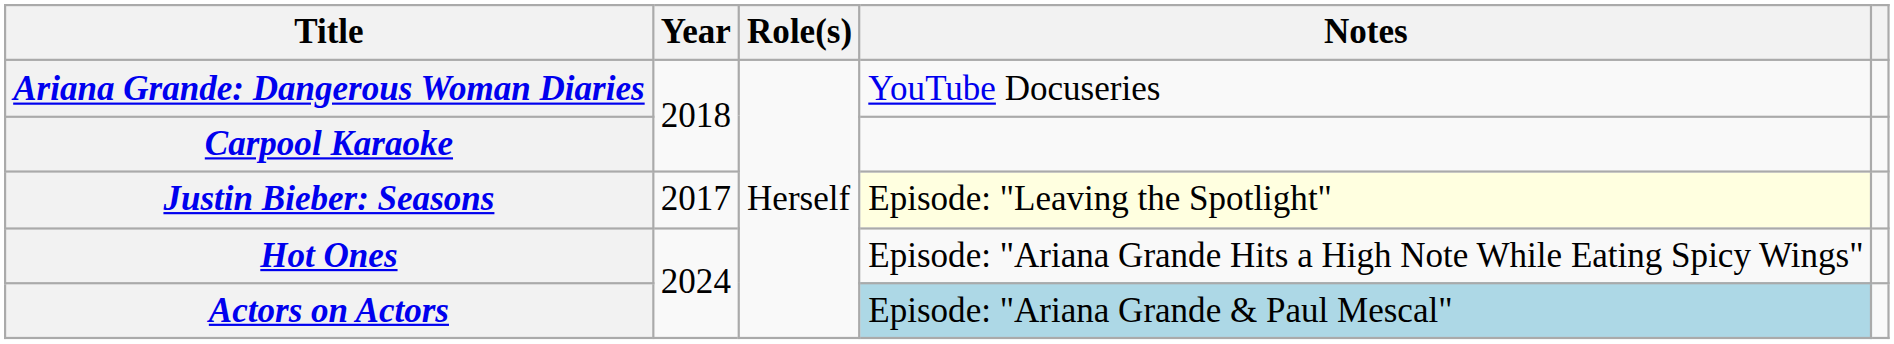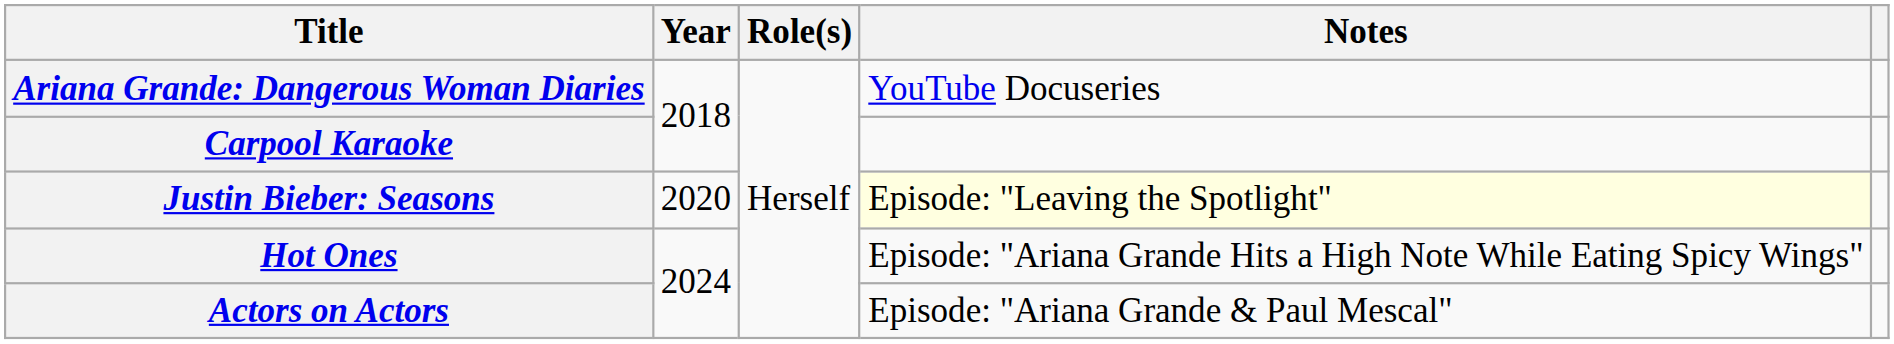(696, 198) 2017 -> (696, 198) 2020
(1160, 310) lightblue background -> (1160, 310) no background
